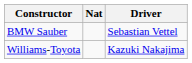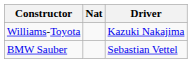rows swapped: (37, 31) <-> (44, 49)
